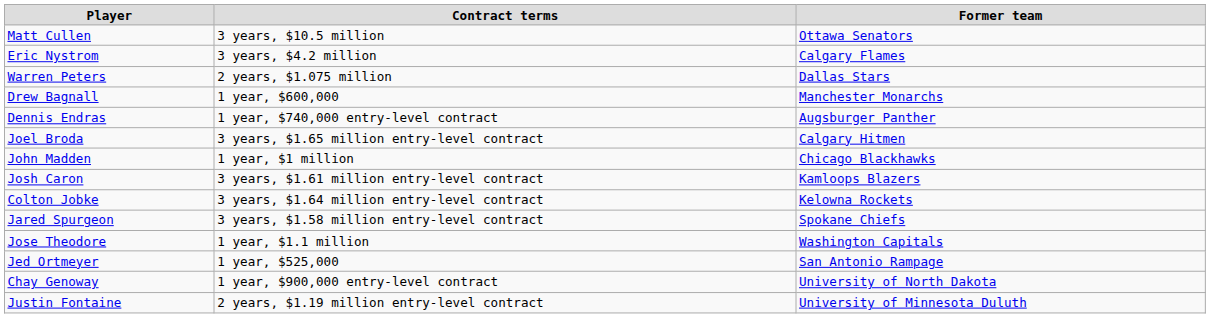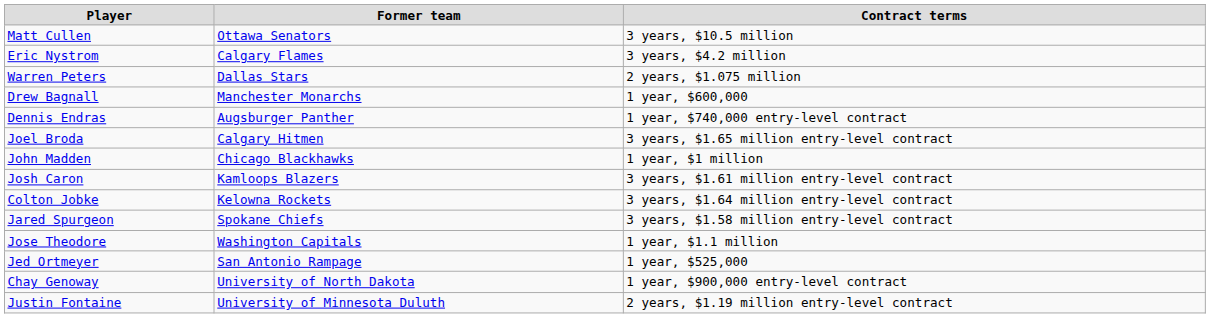columns swapped: (1001, 15) <-> (505, 15)
